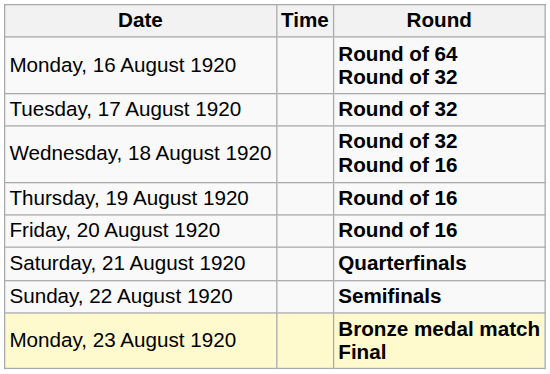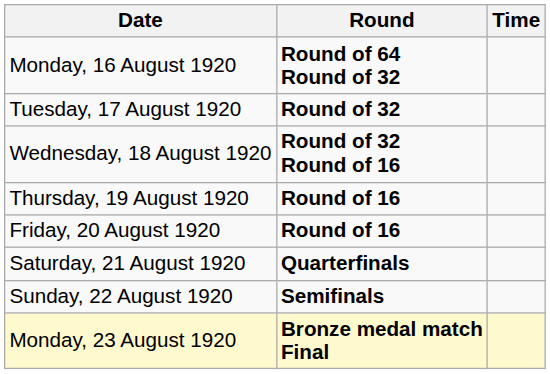columns swapped: (305, 20) <-> (439, 20)
